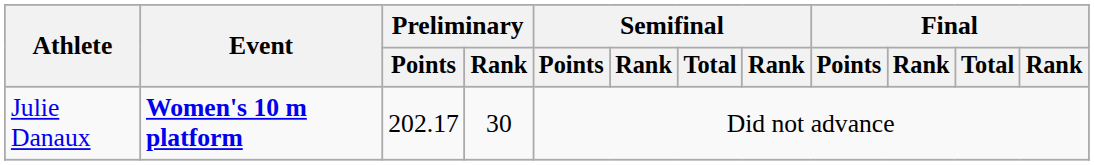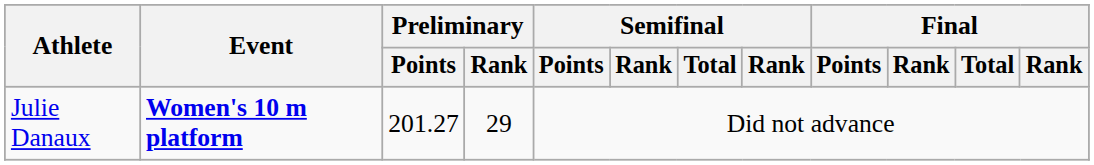(424, 123) 202.17 -> (424, 123) 201.27
(499, 123) 30 -> (499, 123) 29
